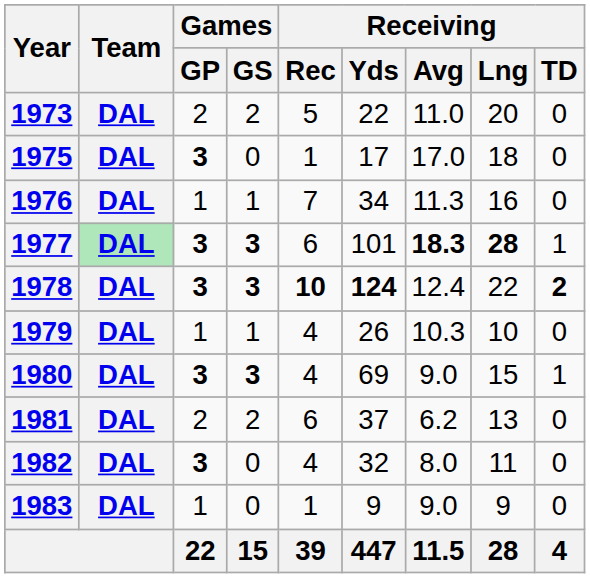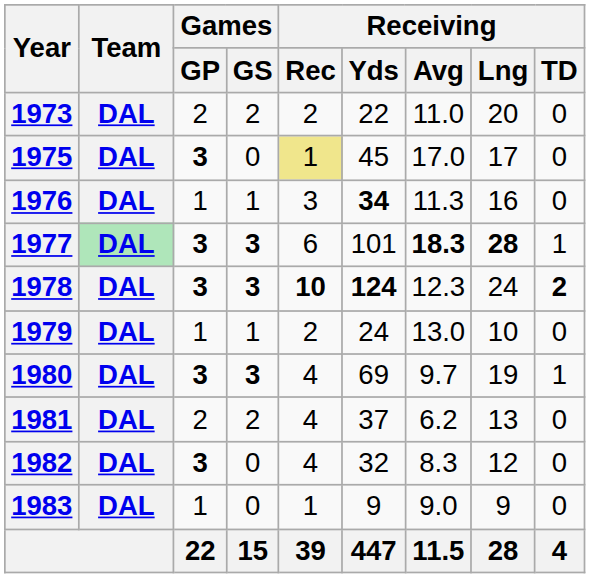(311, 113) 5 -> (311, 113) 2
(311, 157) no background -> (311, 157) khaki background
(374, 157) 17 -> (374, 157) 45
(503, 157) 18 -> (503, 157) 17
(311, 200) 7 -> (311, 200) 3
(374, 200) normal -> (374, 200) bold
(438, 288) 12.4 -> (438, 288) 12.3
(503, 288) 22 -> (503, 288) 24
(311, 331) 4 -> (311, 331) 2
(374, 331) 26 -> (374, 331) 24
(438, 331) 10.3 -> (438, 331) 13.0
(438, 375) 9.0 -> (438, 375) 9.7
(503, 375) 15 -> (503, 375) 19
(311, 419) 6 -> (311, 419) 4
(438, 462) 8.0 -> (438, 462) 8.3
(503, 462) 11 -> (503, 462) 12
